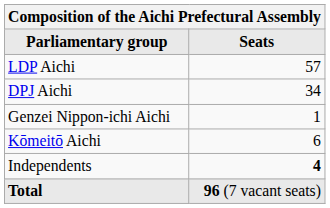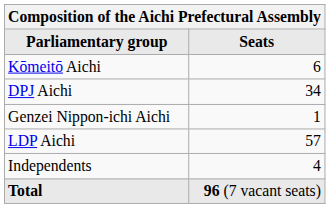rows swapped: (42, 66) <-> (54, 141)
(317, 166) bold -> (317, 166) normal
